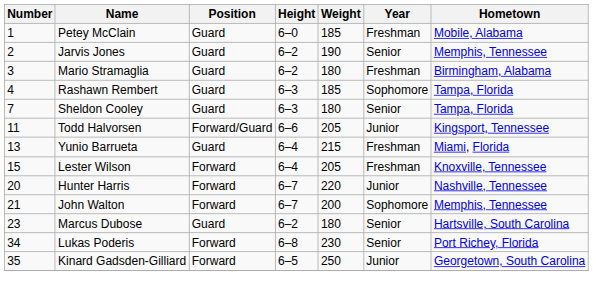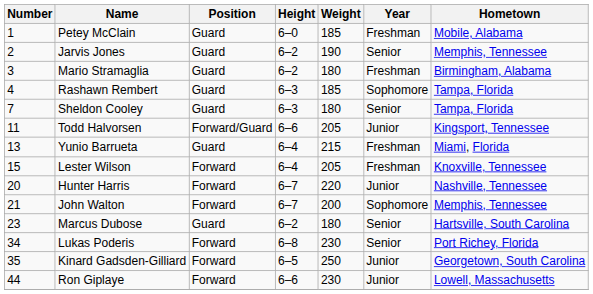+ row: (91, 280)
